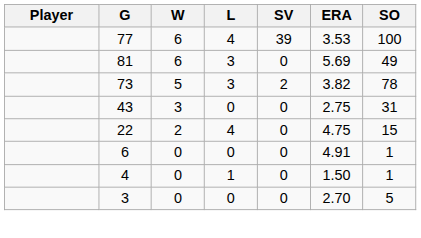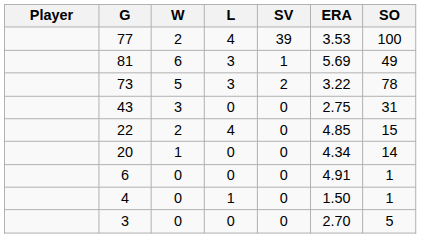(178, 38) 6 -> (178, 38) 2
(284, 61) 0 -> (284, 61) 1
(337, 84) 3.82 -> (337, 84) 3.22
(337, 130) 4.75 -> (337, 130) 4.85
+ row: (125, 152)
